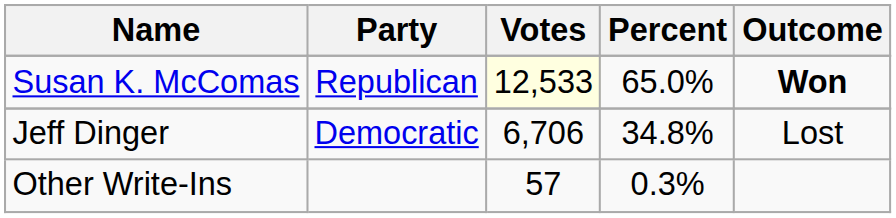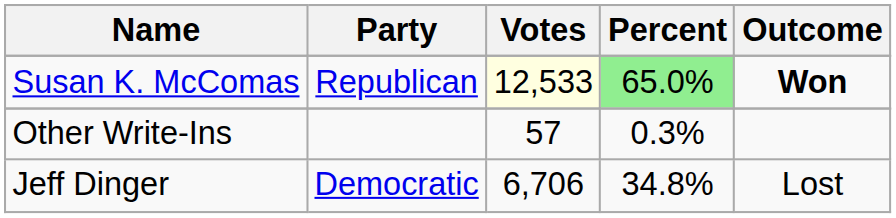(668, 81) no background -> (668, 81) lightgreen background
rows swapped: (91, 133) <-> (122, 184)
